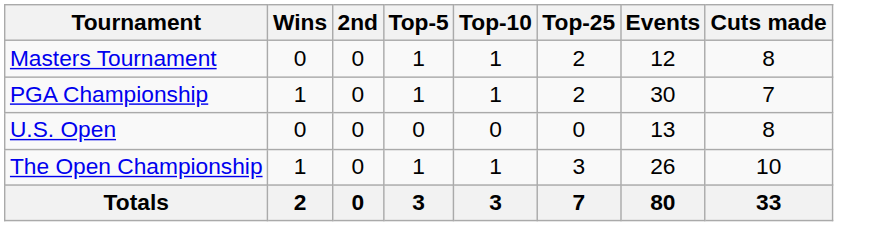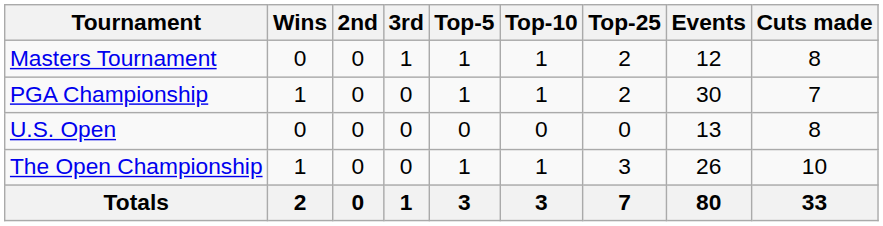+ column: (406, 22)
